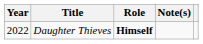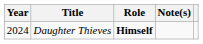(18, 30) 2022 -> (18, 30) 2024
